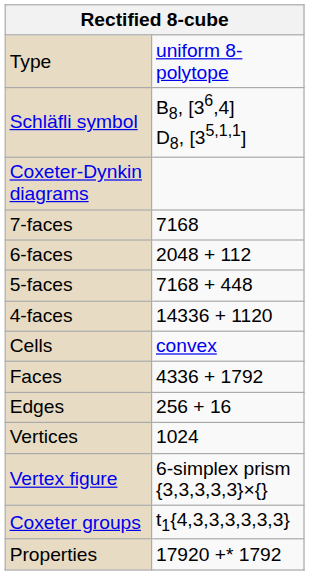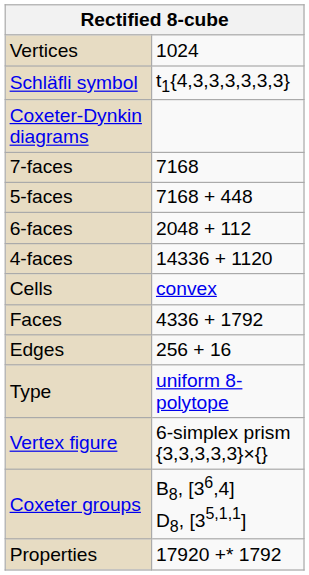rows swapped: (30, 61) <-> (44, 437)
(201, 122) B8, [36,4] D8, [35,1,1] -> (223, 83) t1{4,3,3,3,3,3,3}
rows swapped: (41, 255) <-> (41, 285)
(223, 522) t1{4,3,3,3,3,3,3} -> (201, 504) B8, [36,4] D8, [35,1,1]
